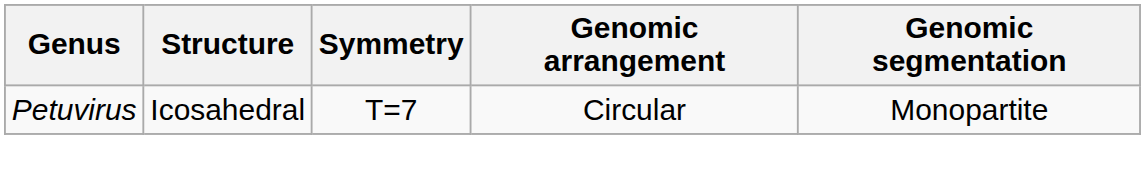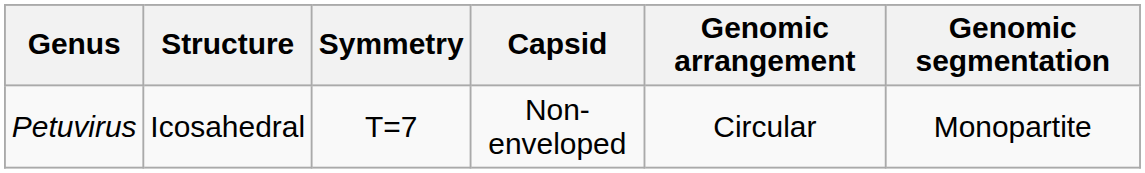+ column: (557, 45)
